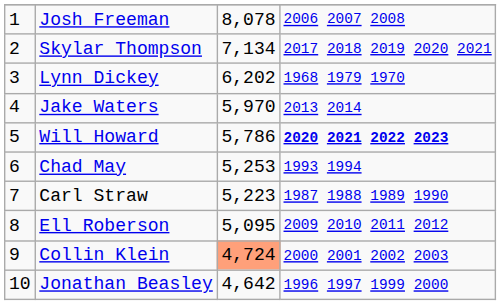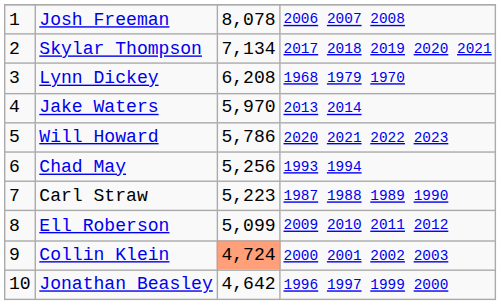(249, 78) 6,202 -> (249, 78) 6,208
(366, 137) bold -> (366, 137) normal
(249, 167) 5,253 -> (249, 167) 5,256
(249, 226) 5,095 -> (249, 226) 5,099
